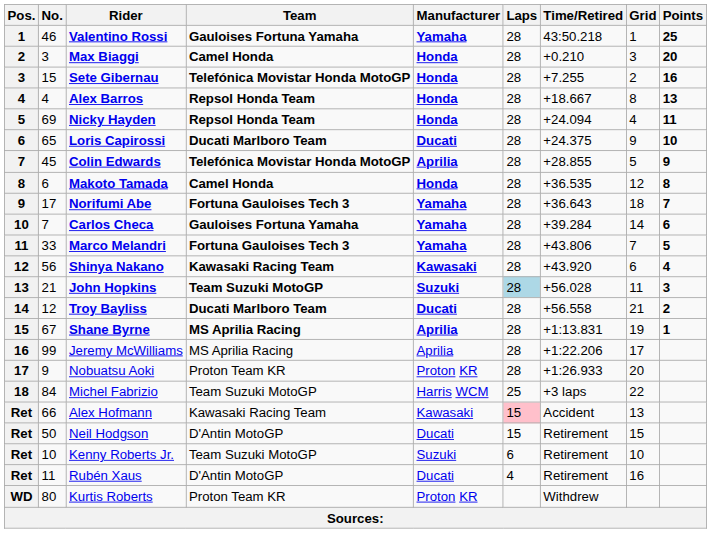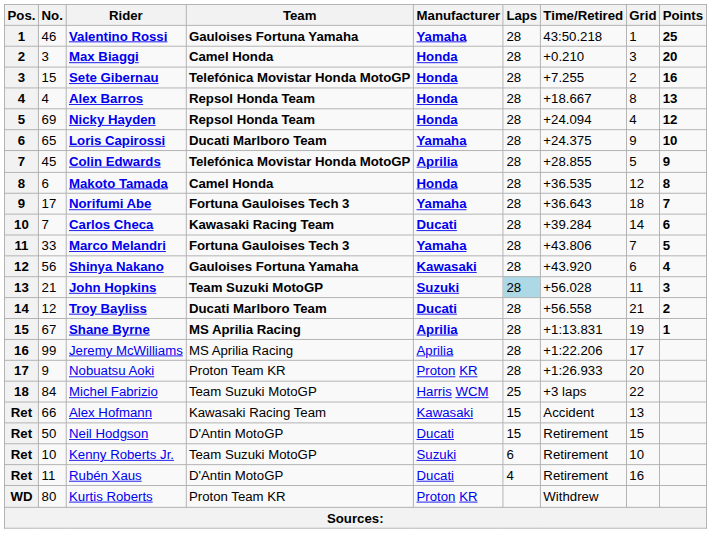(670, 120) 11 -> (670, 120) 12
(437, 141) Ducati -> (442, 141) Yamaha
(274, 224) Gauloises Fortuna Yamaha -> (261, 224) Kawasaki Racing Team
(442, 224) Yamaha -> (437, 224) Ducati
(261, 266) Kawasaki Racing Team -> (274, 266) Gauloises Fortuna Yamaha
(514, 413) pink background -> (514, 413) no background
